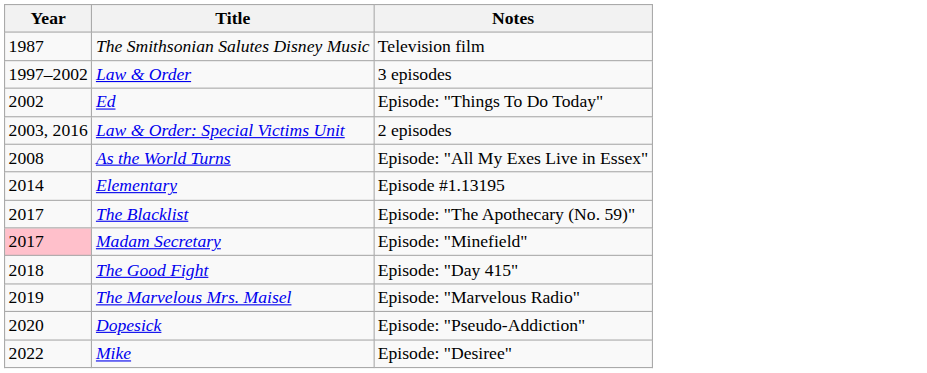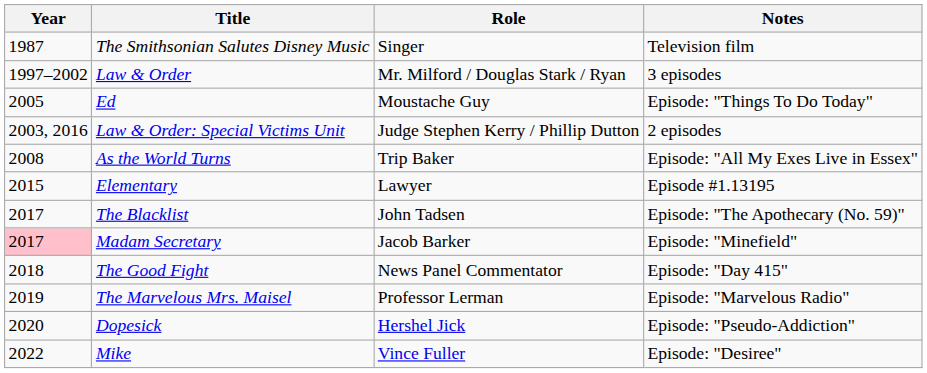+ column: (509, 18)
(26, 102) 2002 -> (26, 102) 2005
(26, 185) 2014 -> (26, 185) 2015
